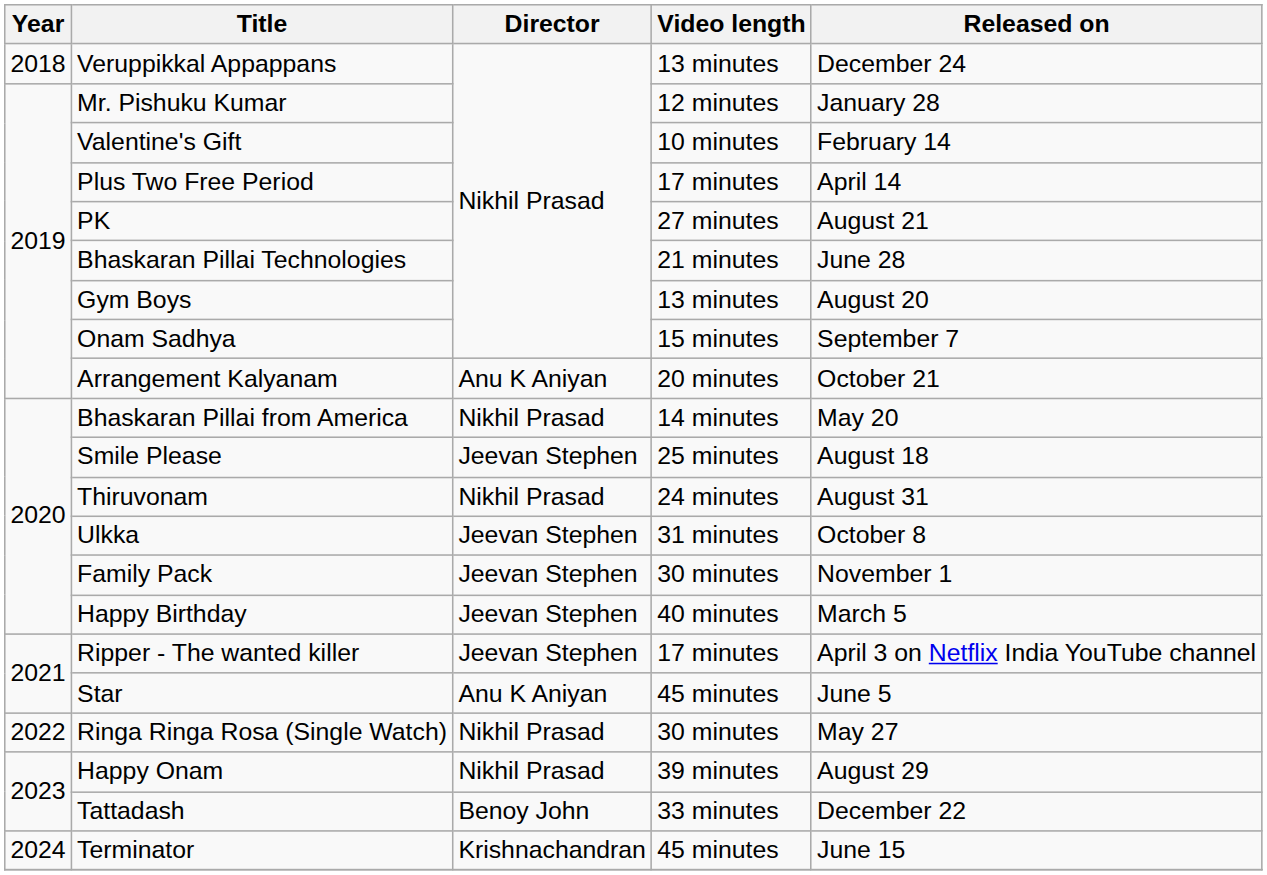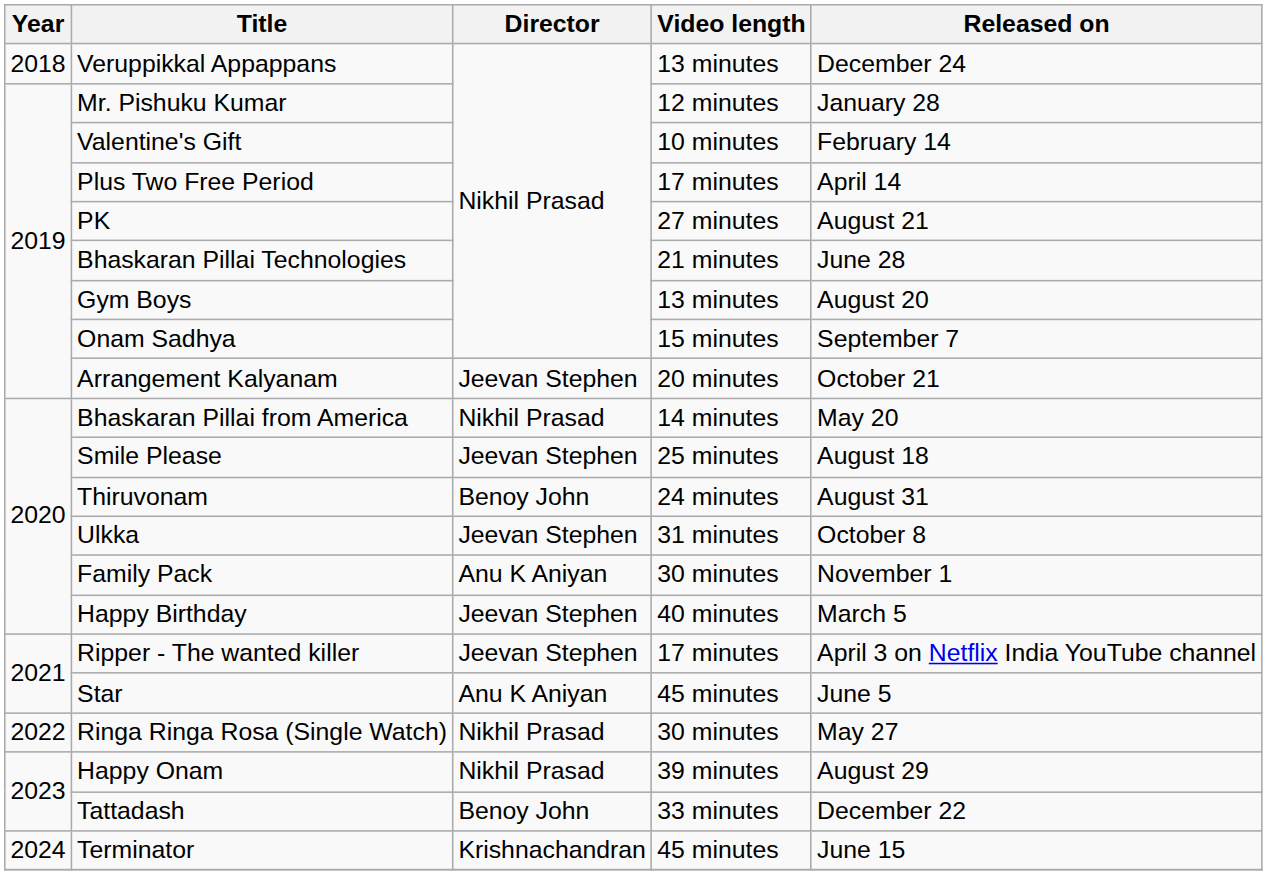(533, 378) Anu K Aniyan -> (548, 378) Jeevan Stephen
(531, 496) Nikhil Prasad -> (524, 496) Benoy John
(548, 574) Jeevan Stephen -> (533, 574) Anu K Aniyan
